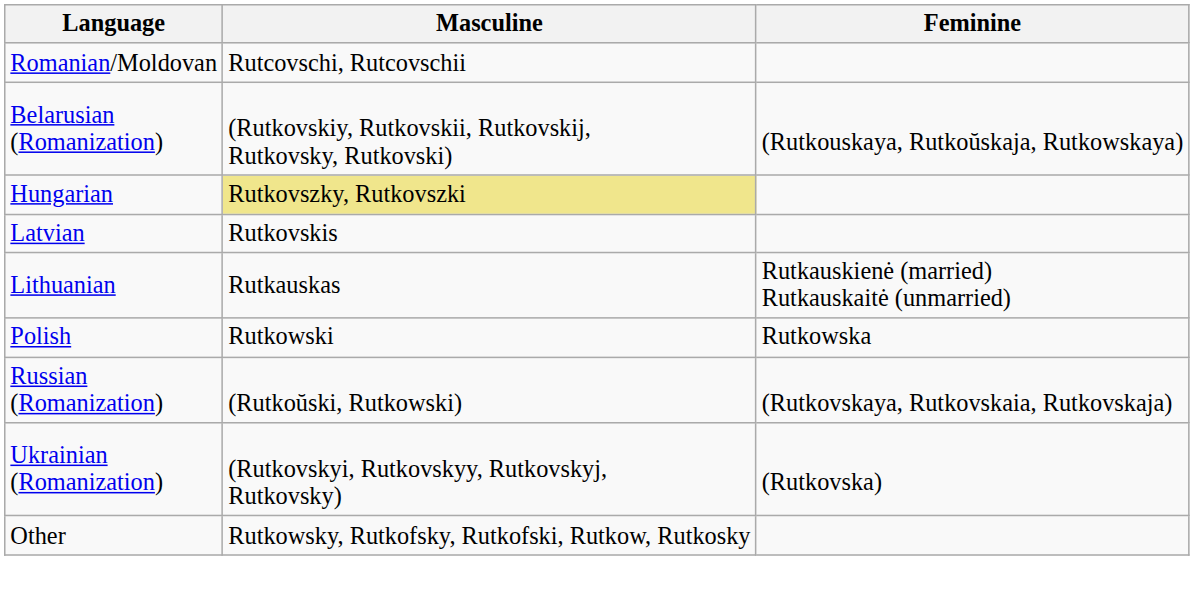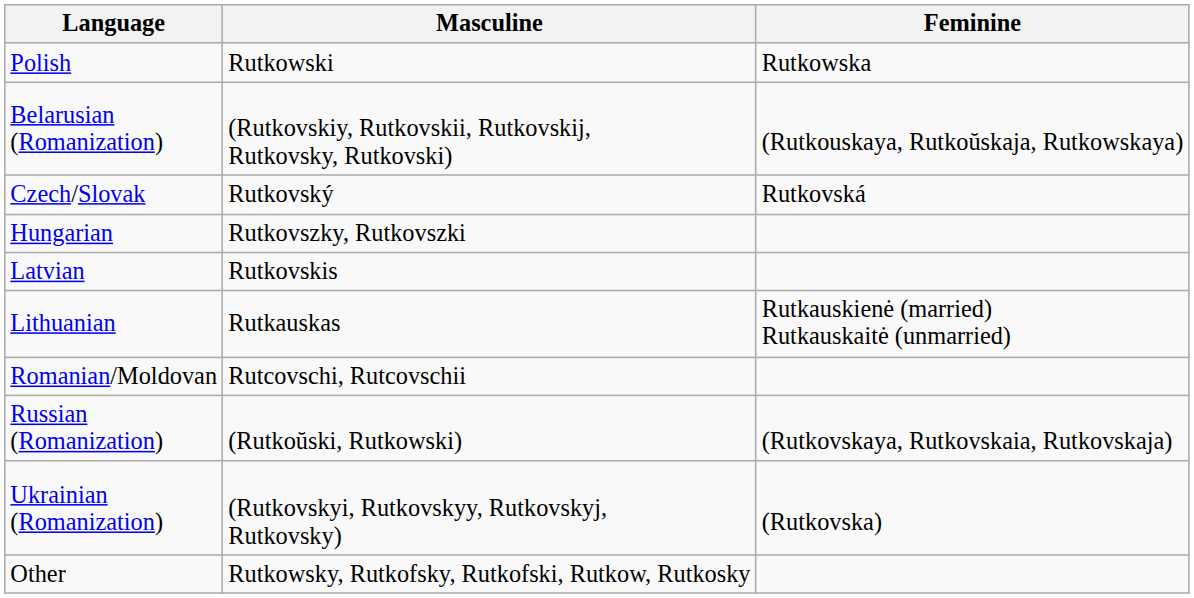rows swapped: (41, 337) <-> (114, 62)
+ row: (78, 194)
(347, 194) khaki background -> (347, 232) no background
